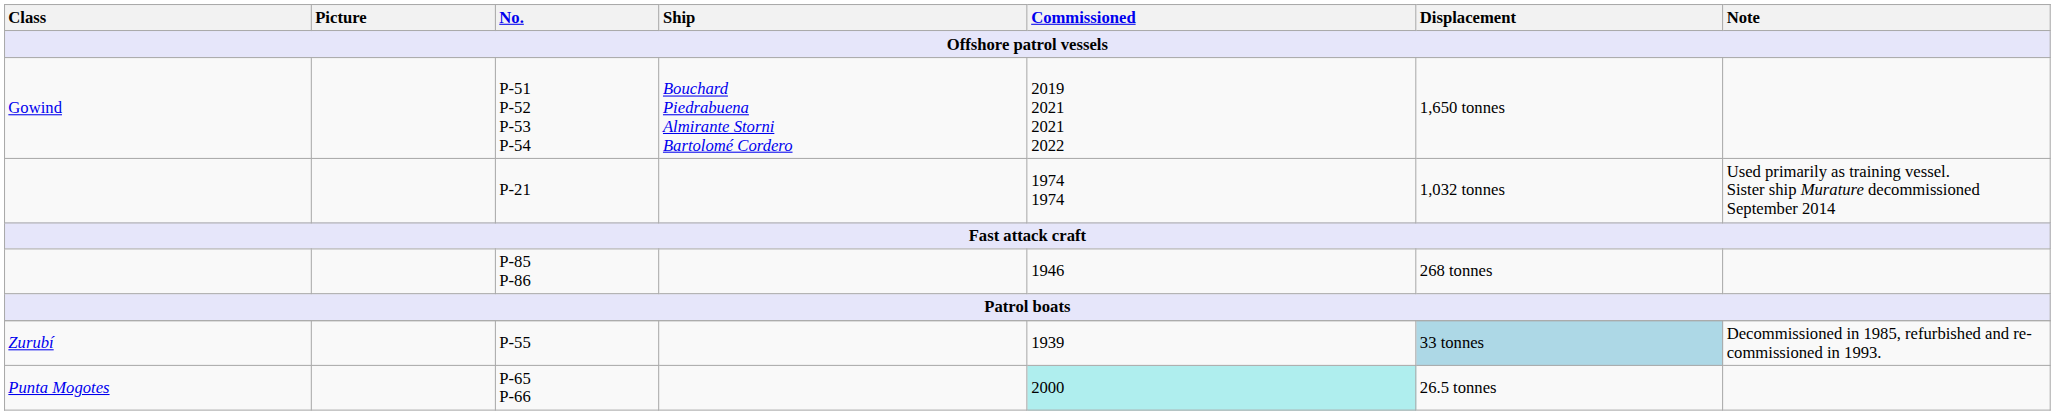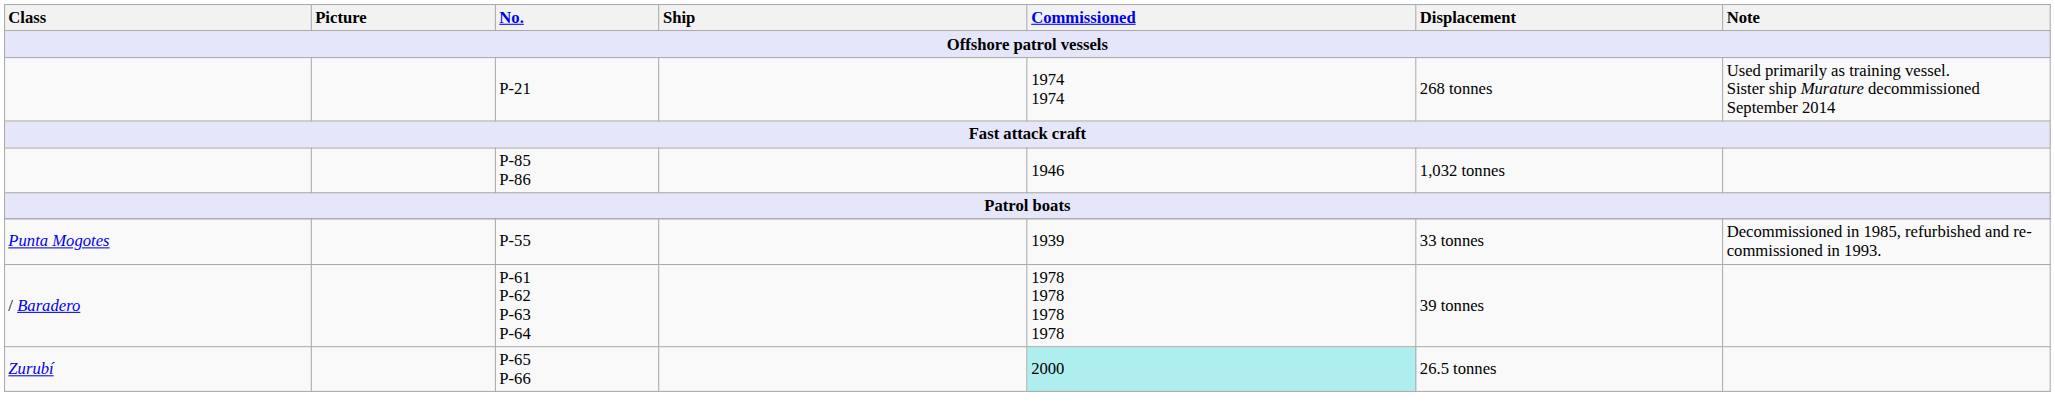- row: (515, 117)
(1462, 190) 1,032 tonnes -> (1456, 89) 268 tonnes
(1456, 271) 268 tonnes -> (1462, 170) 1,032 tonnes
(31, 342) Zurubí -> (59, 241) Punta Mogotes
(1452, 342) lightblue background -> (1452, 241) no background
+ row: (515, 305)
(59, 387) Punta Mogotes -> (31, 369) Zurubí
